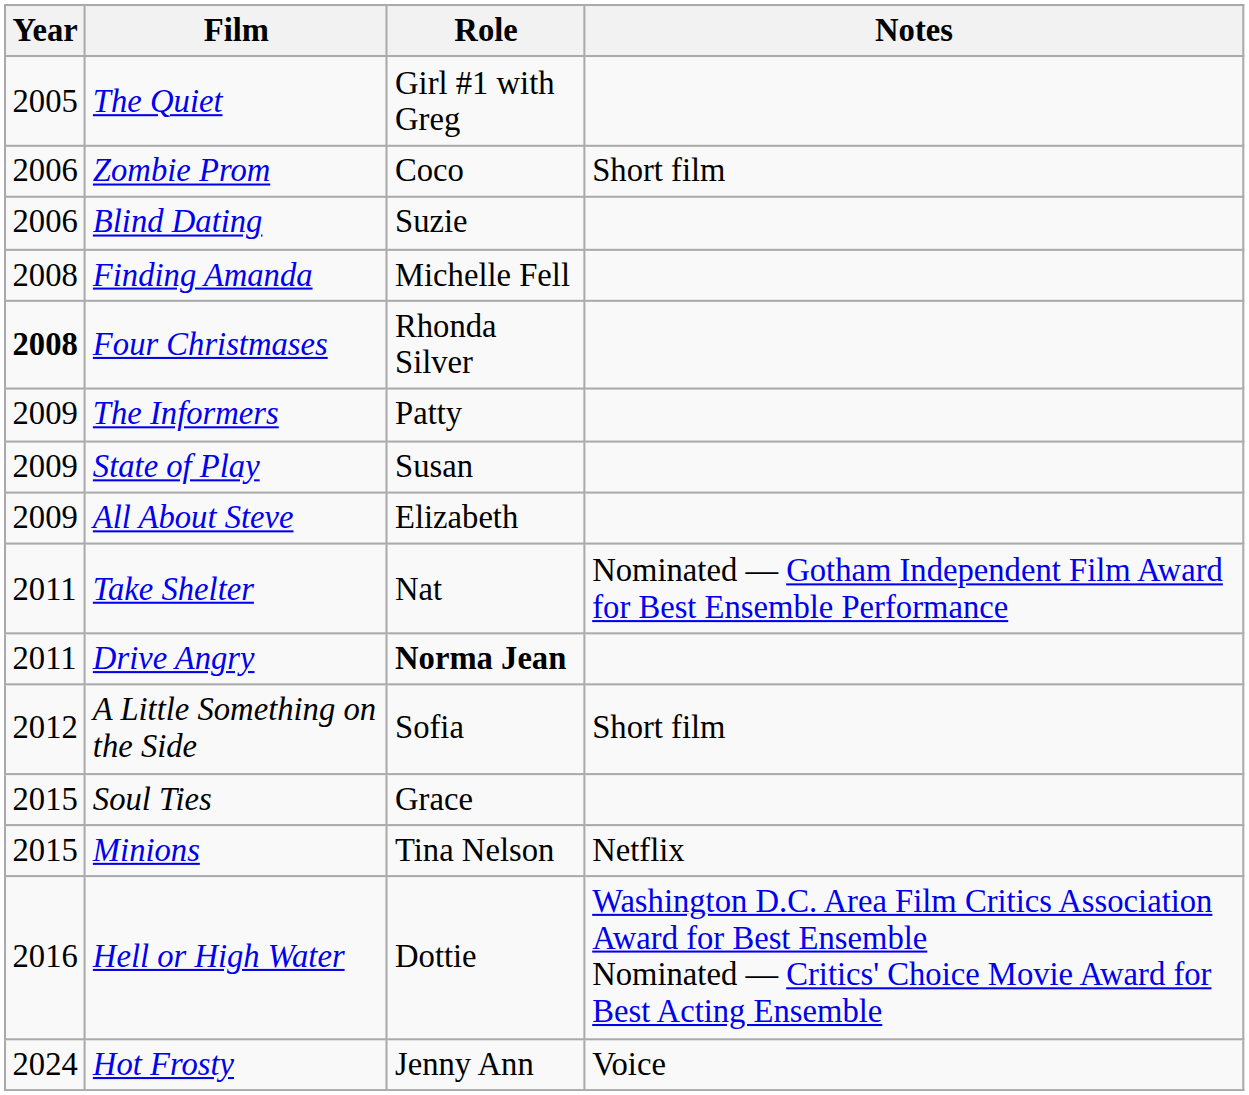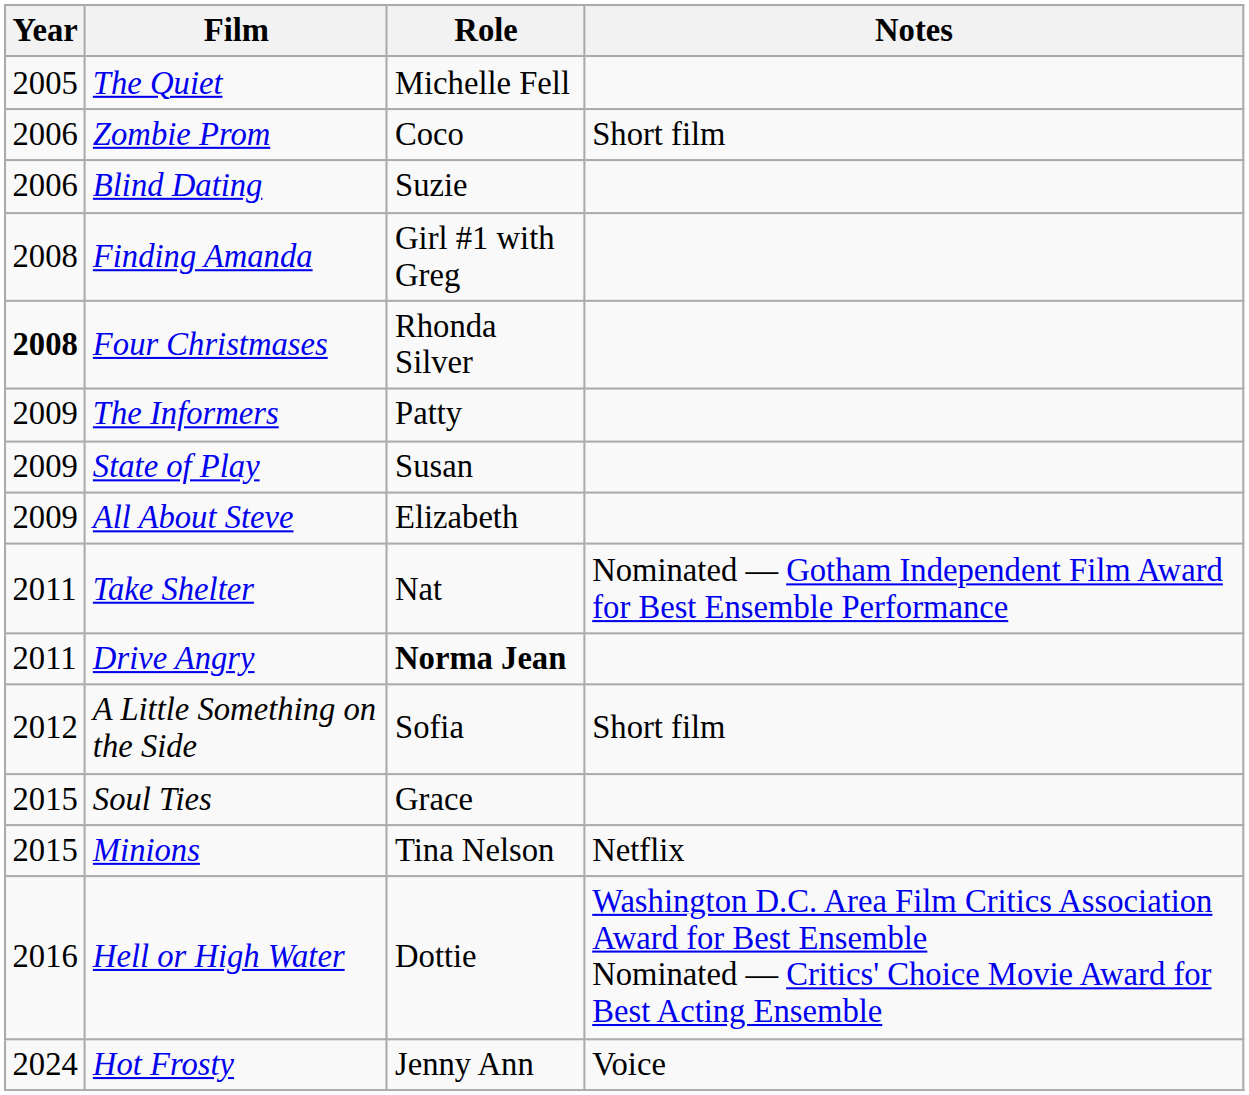(475, 100) Girl #1 with Greg -> (482, 82) Michelle Fell
(482, 274) Michelle Fell -> (475, 255) Girl #1 with Greg
